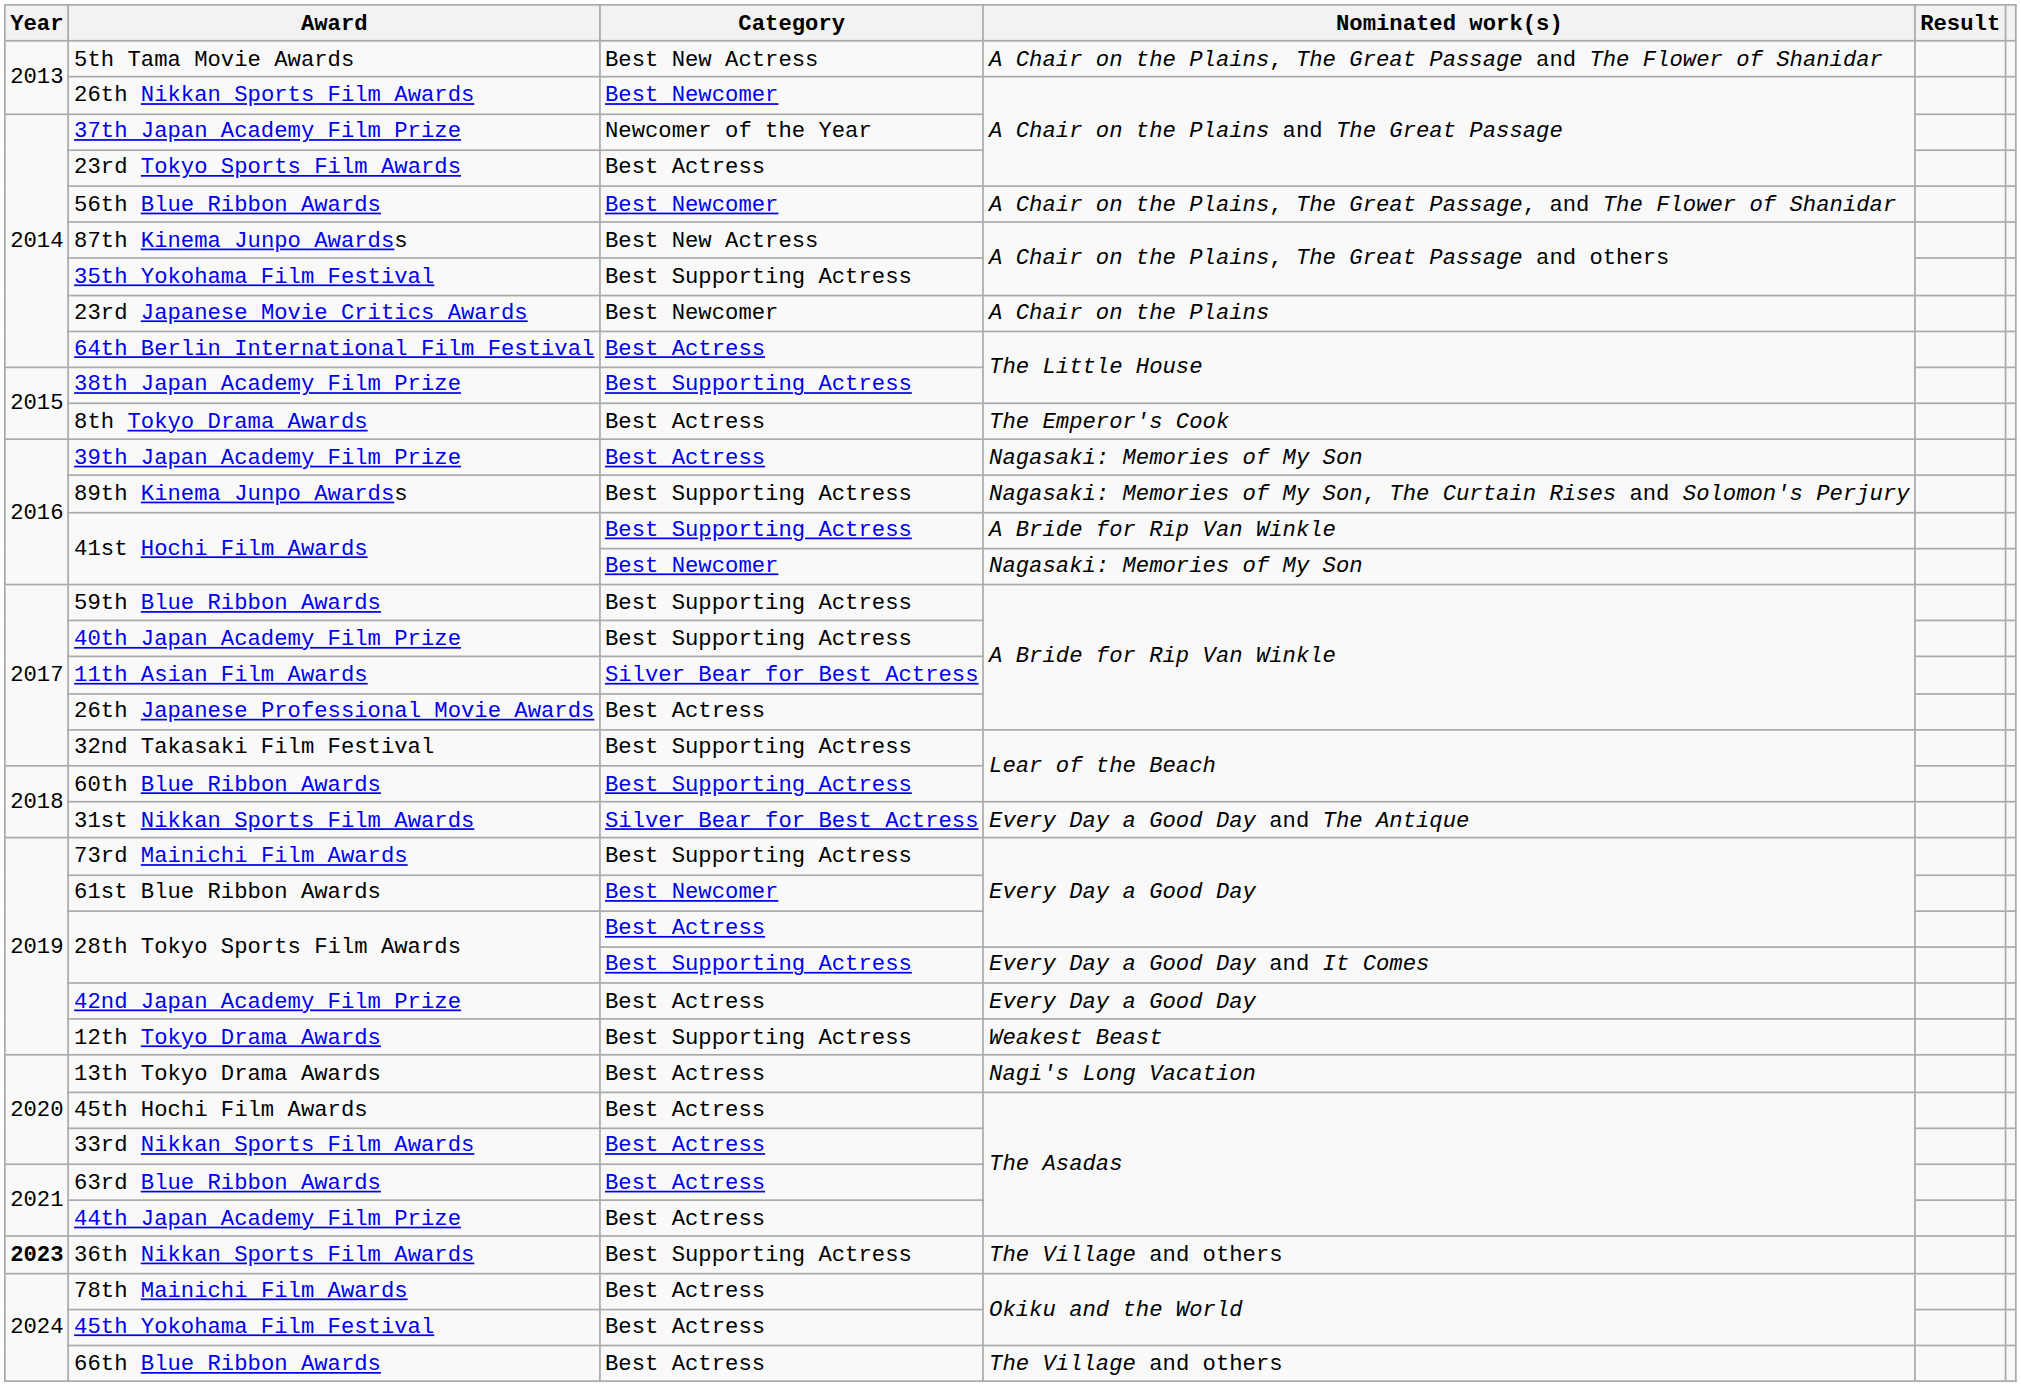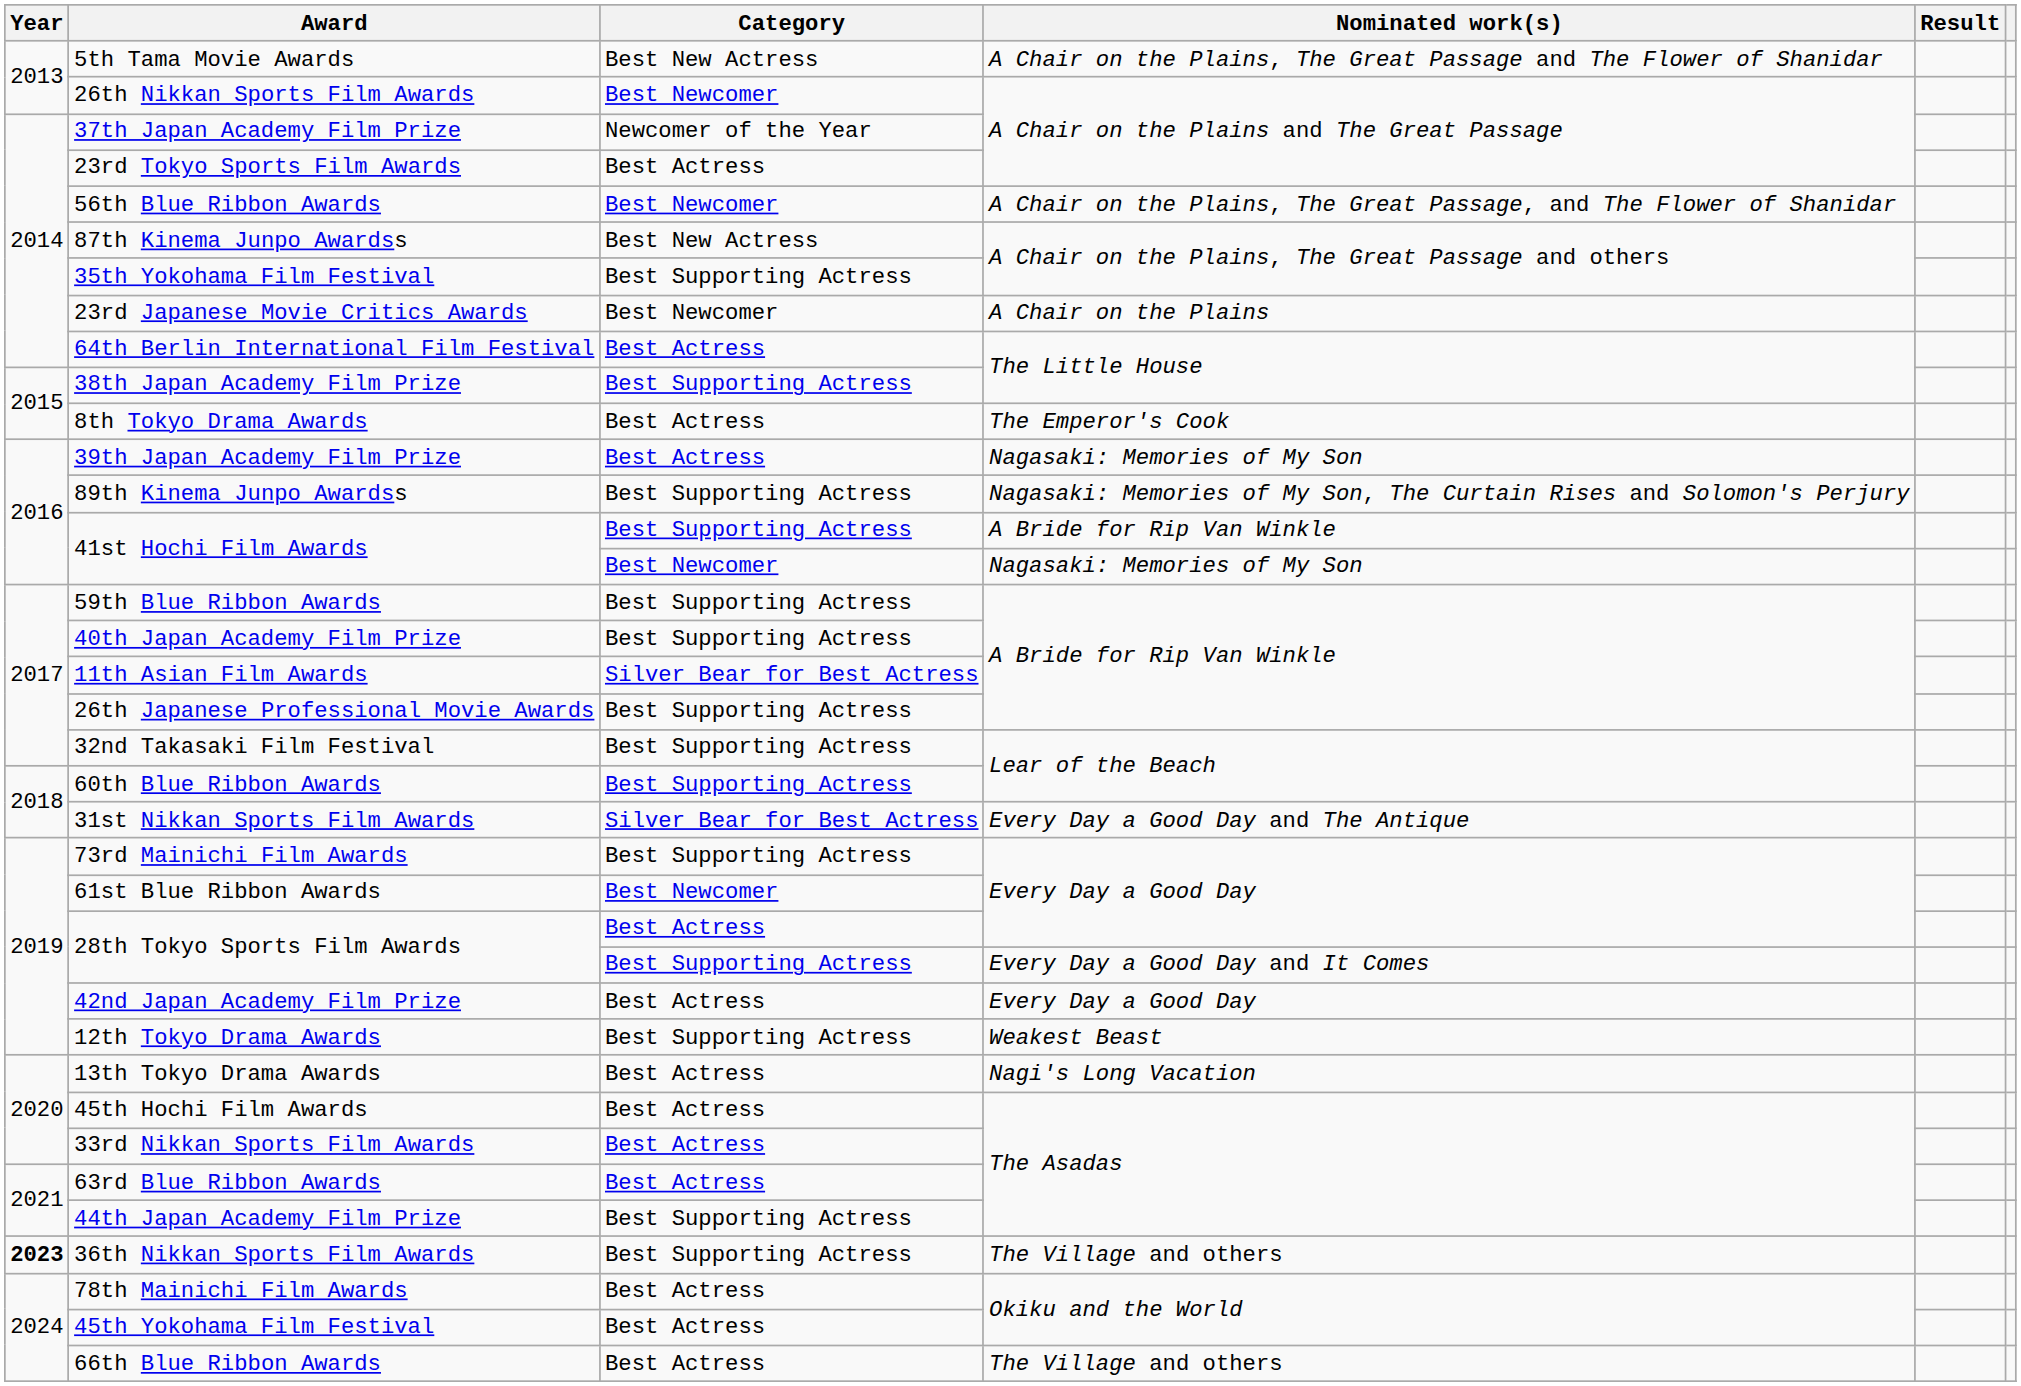(685, 711) Best Actress -> (758, 711) Best Supporting Actress
(685, 1219) Best Actress -> (758, 1219) Best Supporting Actress
